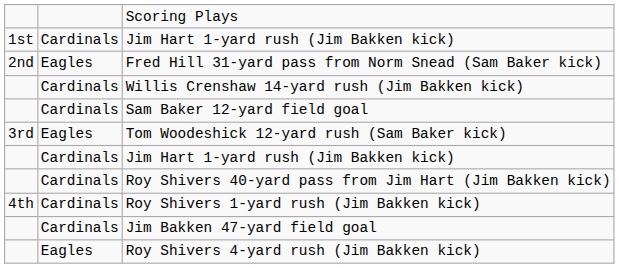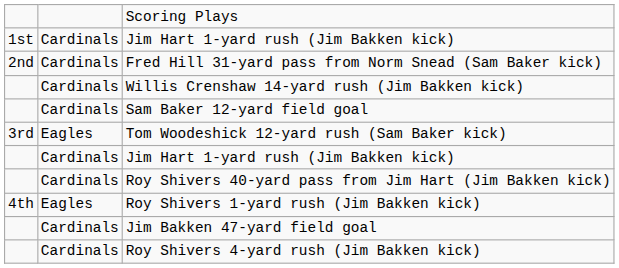(67, 63) Eagles -> (80, 63) Cardinals
(80, 204) Cardinals -> (67, 204) Eagles
(67, 251) Eagles -> (80, 251) Cardinals
